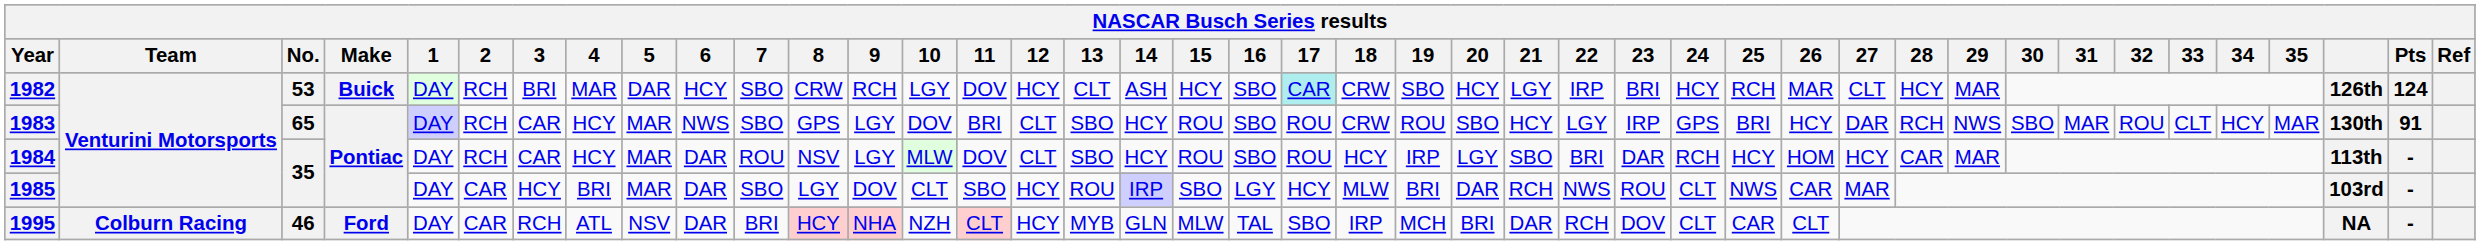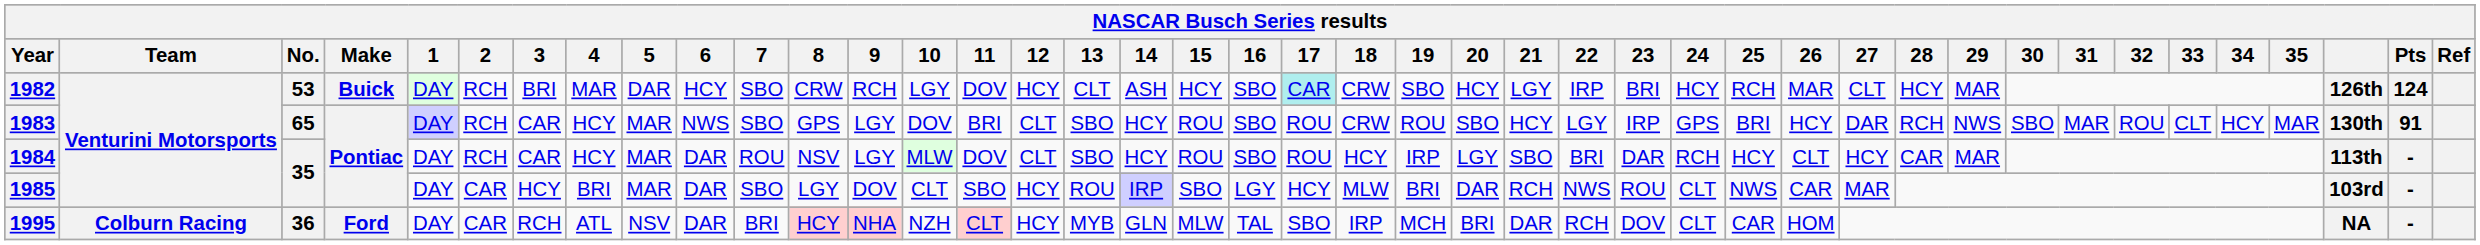(1811, 156) HOM -> (1811, 156) CLT
(303, 223) 46 -> (303, 223) 36
(1811, 223) CLT -> (1811, 223) HOM
